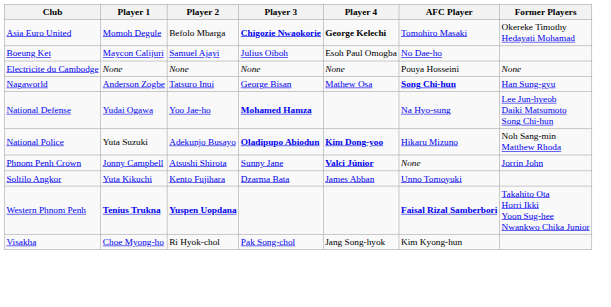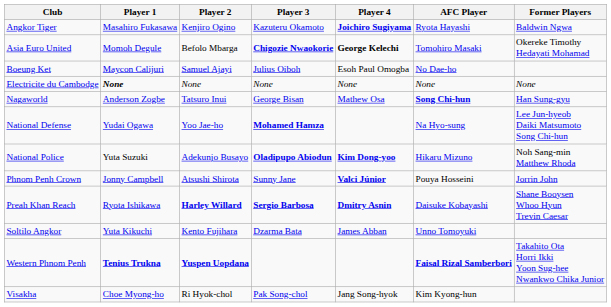+ row: (32, 27)
(113, 69) normal -> (113, 84) bold
(430, 69) Pouya Hosseini -> (425, 84) None
(411, 163) None -> (445, 178) Pouya Hosseini
+ row: (41, 204)
